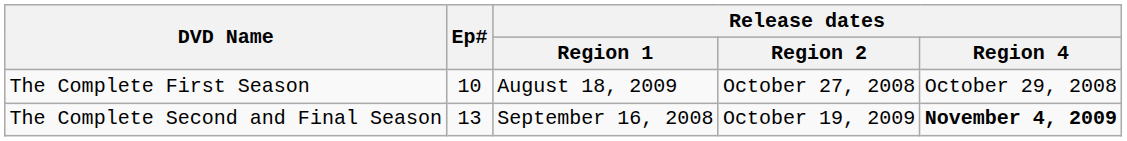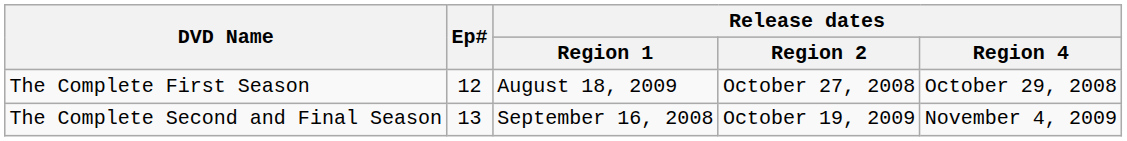(470, 86) 10 -> (470, 86) 12
(1021, 119) bold -> (1021, 119) normal
